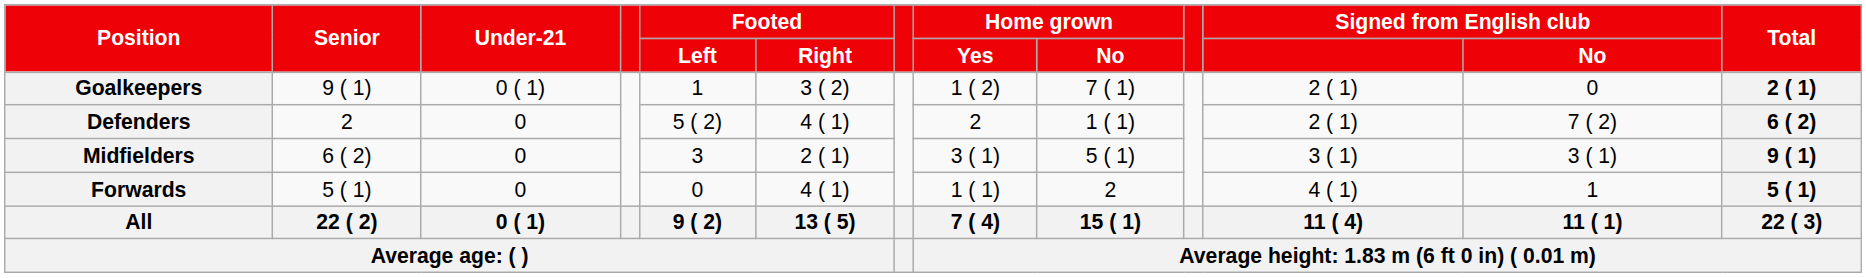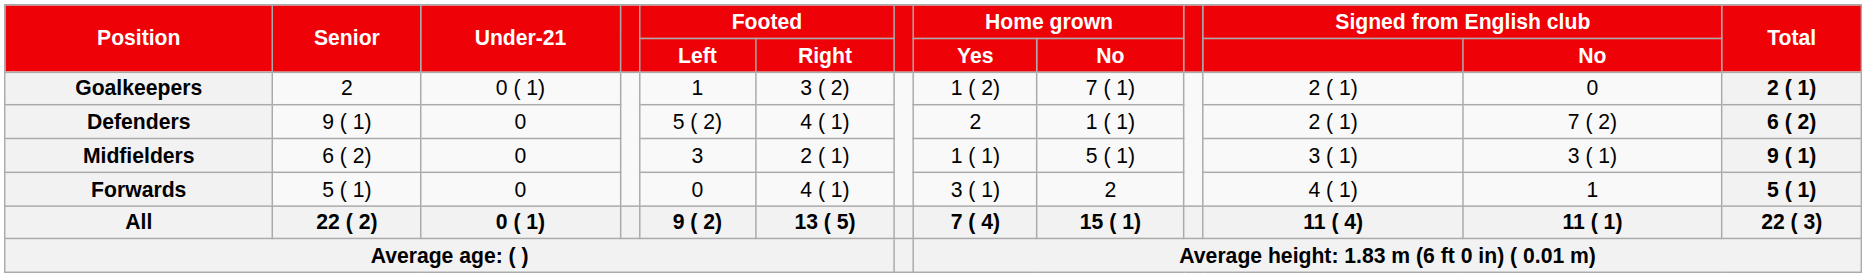(347, 89) 9 ( 1) -> (347, 89) 2
(347, 122) 2 -> (347, 122) 9 ( 1)
(975, 156) 3 ( 1) -> (975, 156) 1 ( 1)
(975, 189) 1 ( 1) -> (975, 189) 3 ( 1)
